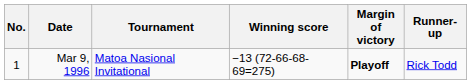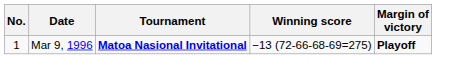- column: (435, 27)
(135, 64) normal -> (172, 45) bold
